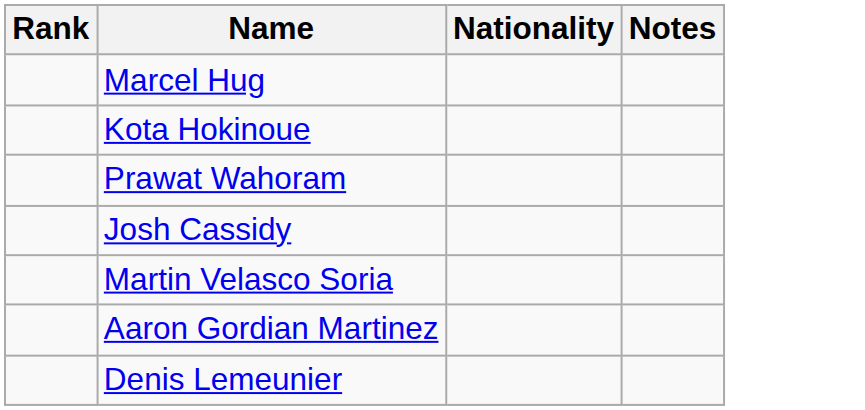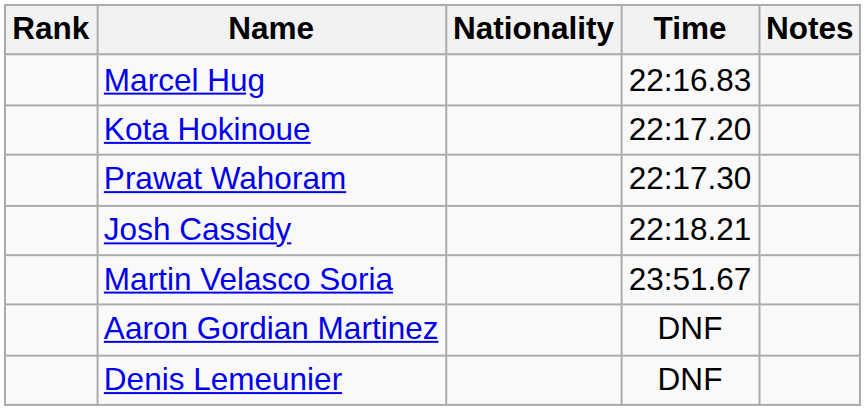+ column: (690, 29)
